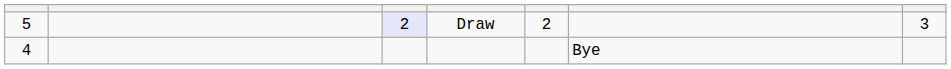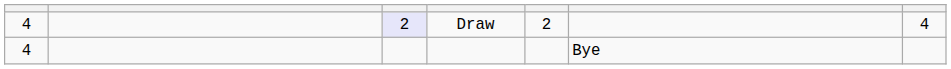(26, 25) 5 -> (26, 25) 4
(924, 25) 3 -> (924, 25) 4
